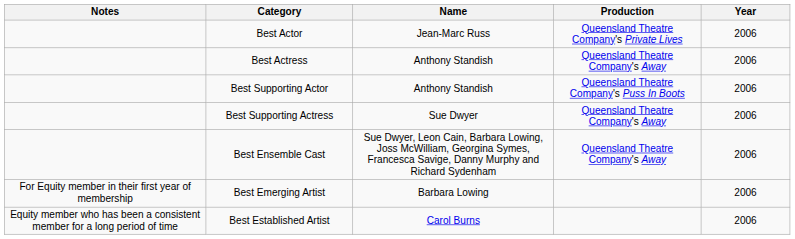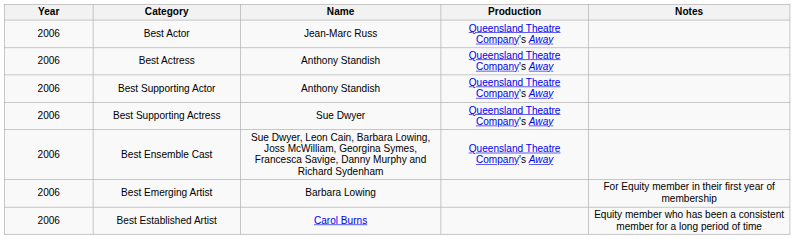columns swapped: (745, 12) <-> (105, 12)
(627, 34) Queensland Theatre Company's Private Lives -> (515, 34) Queensland Theatre Company's Away
(627, 88) Queensland Theatre Company's Puss In Boots -> (515, 88) Queensland Theatre Company's Away
